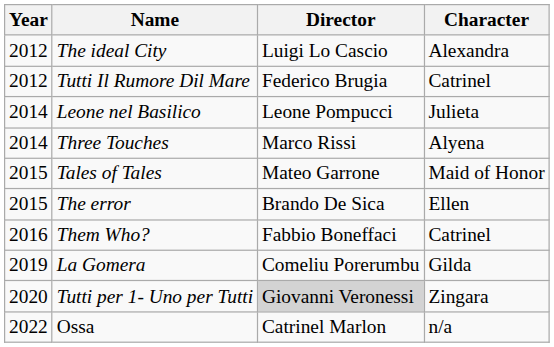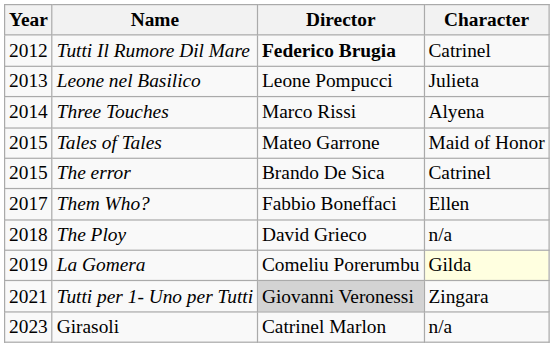- row: (112, 50)
(325, 81) normal -> (329, 50) bold
(28, 111) 2014 -> (28, 81) 2013
(449, 204) Ellen -> (460, 173) Catrinel
(28, 234) 2016 -> (28, 204) 2017
(460, 234) Catrinel -> (449, 204) Ellen
+ row: (91, 234)
(450, 265) no background -> (450, 265) lightyellow background
(28, 296) 2020 -> (28, 296) 2021
- row: (76, 326)
+ row: (88, 326)
